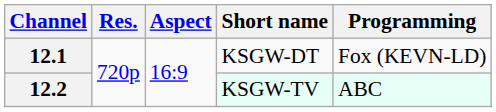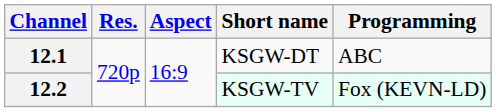(412, 55) Fox (KEVN-LD) -> (360, 55) ABC
(360, 89) ABC -> (412, 89) Fox (KEVN-LD)
